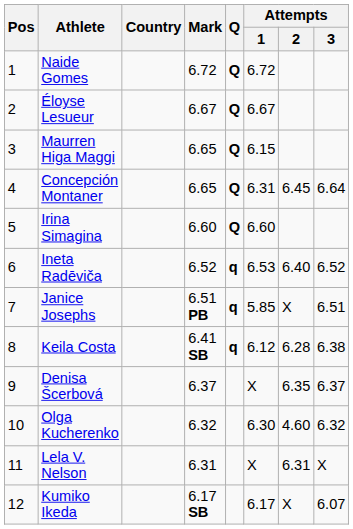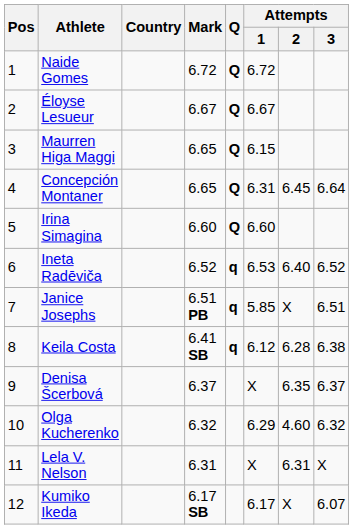(261, 425) 6.30 -> (261, 425) 6.29
